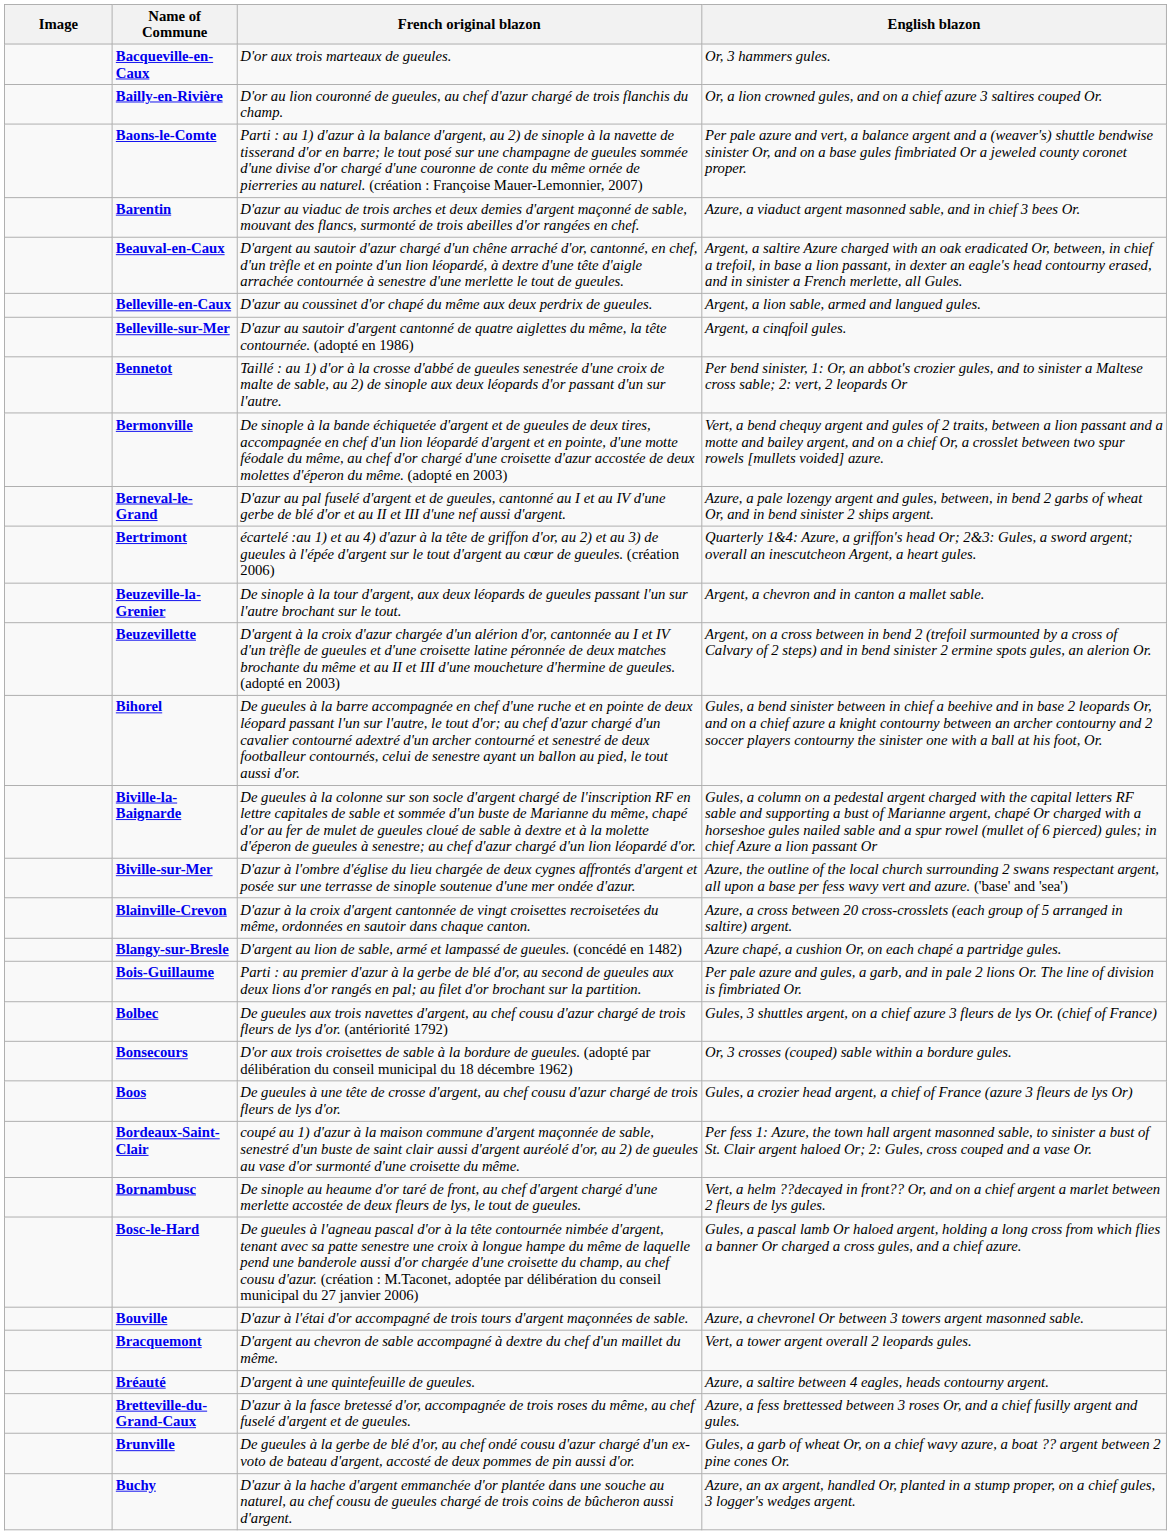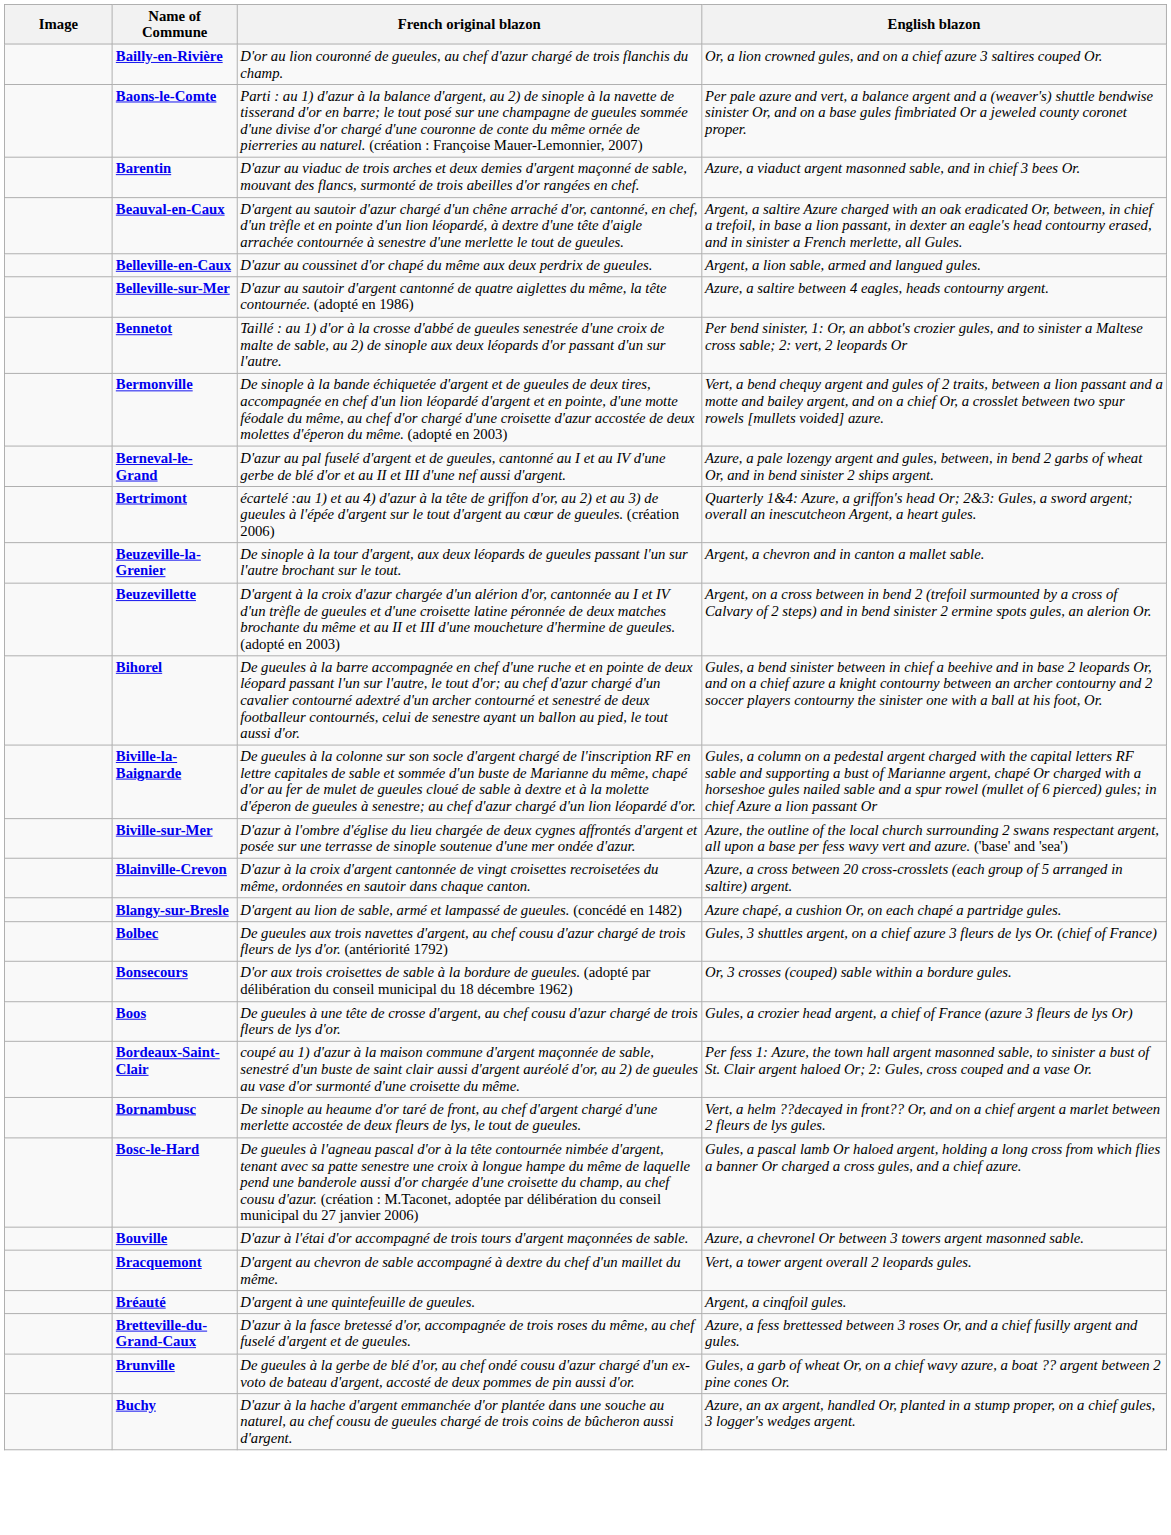- row: (164, 64)
(776, 328) Argent, a cinqfoil gules. -> (877, 288) Azure, a saltire between 4 eagles, heads contourny argent.
- row: (165, 973)
(877, 1381) Azure, a saltire between 4 eagles, heads contourny argent. -> (776, 1302) Argent, a cinqfoil gules.
